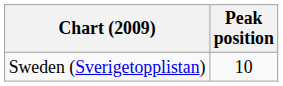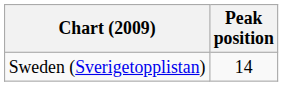(244, 66) 10 -> (244, 66) 14
